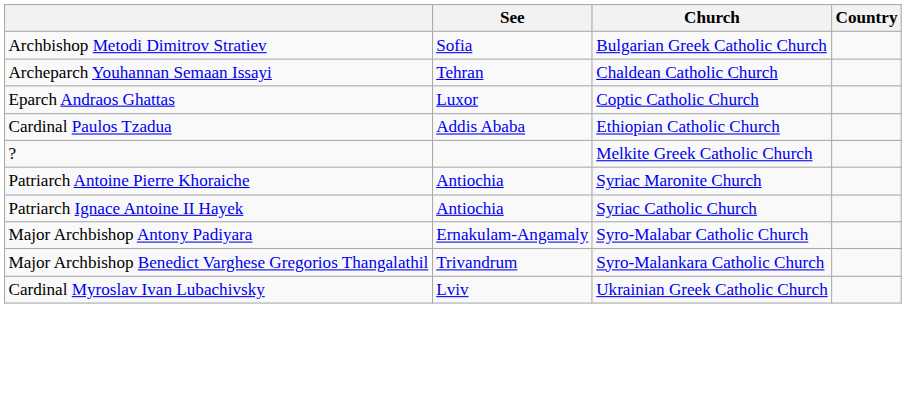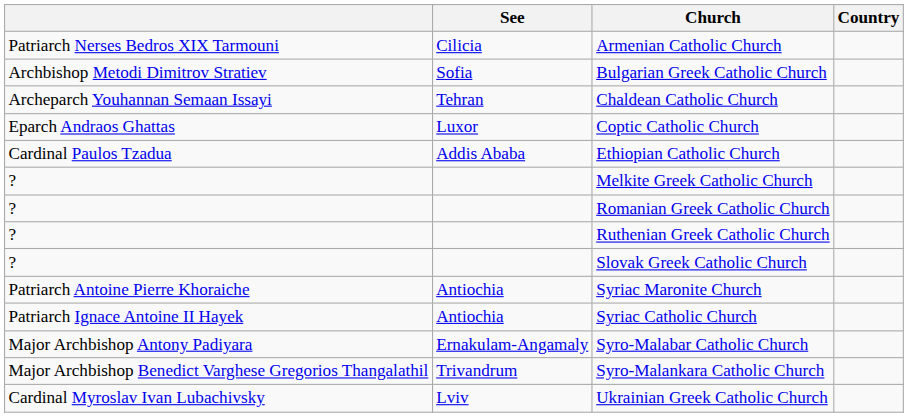+ row: (689, 45)
+ row: (713, 208)
+ row: (713, 235)
+ row: (702, 262)
